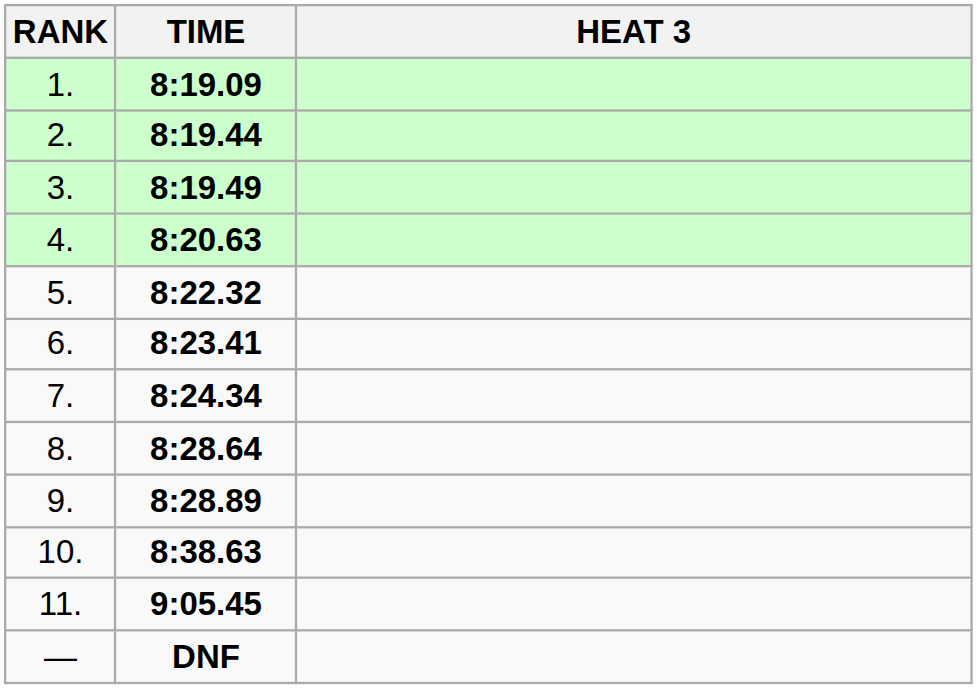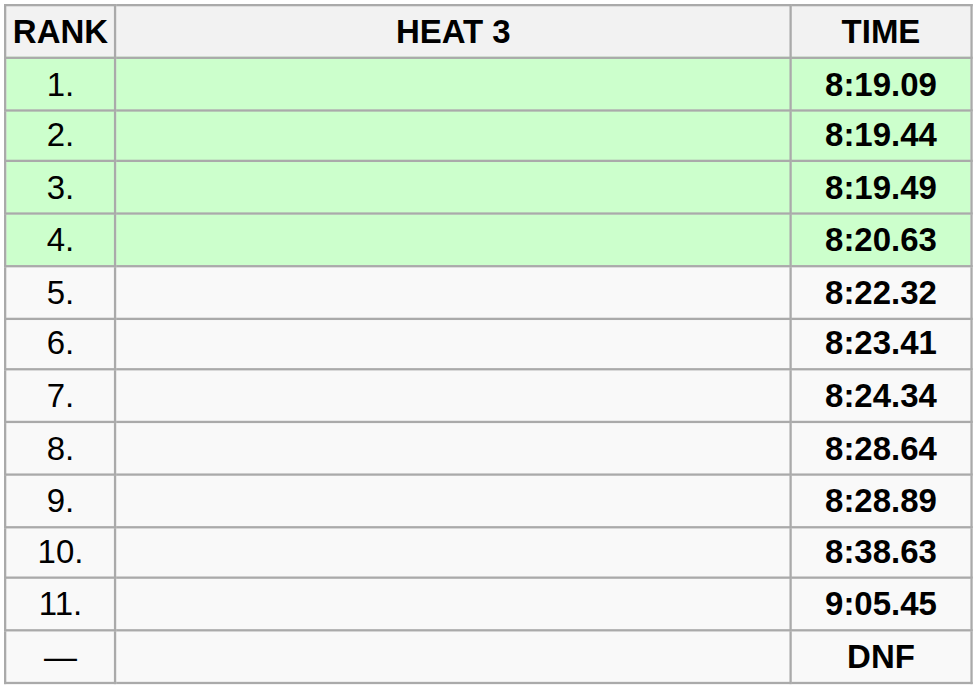columns swapped: (634, 32) <-> (206, 32)
